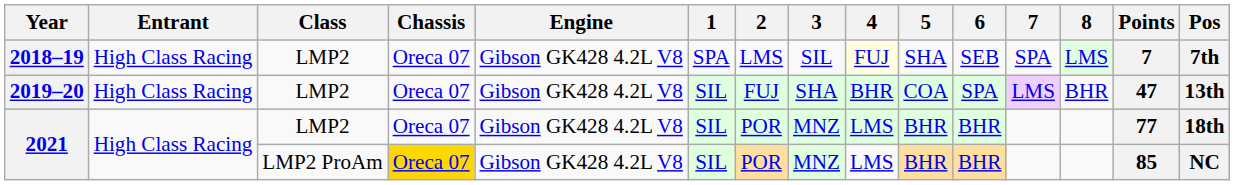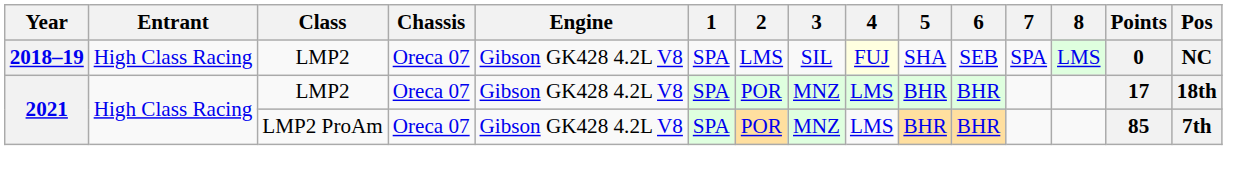(1146, 57) 7 -> (1139, 57) 0
(1205, 57) 7th -> (1197, 57) NC
- row: (47, 92)
(711, 127) SIL -> (711, 92) SPA
(1146, 127) 77 -> (1139, 92) 17
(431, 161) gold background -> (431, 127) no background
(711, 161) SIL -> (711, 127) SPA
(1205, 161) NC -> (1197, 127) 7th
